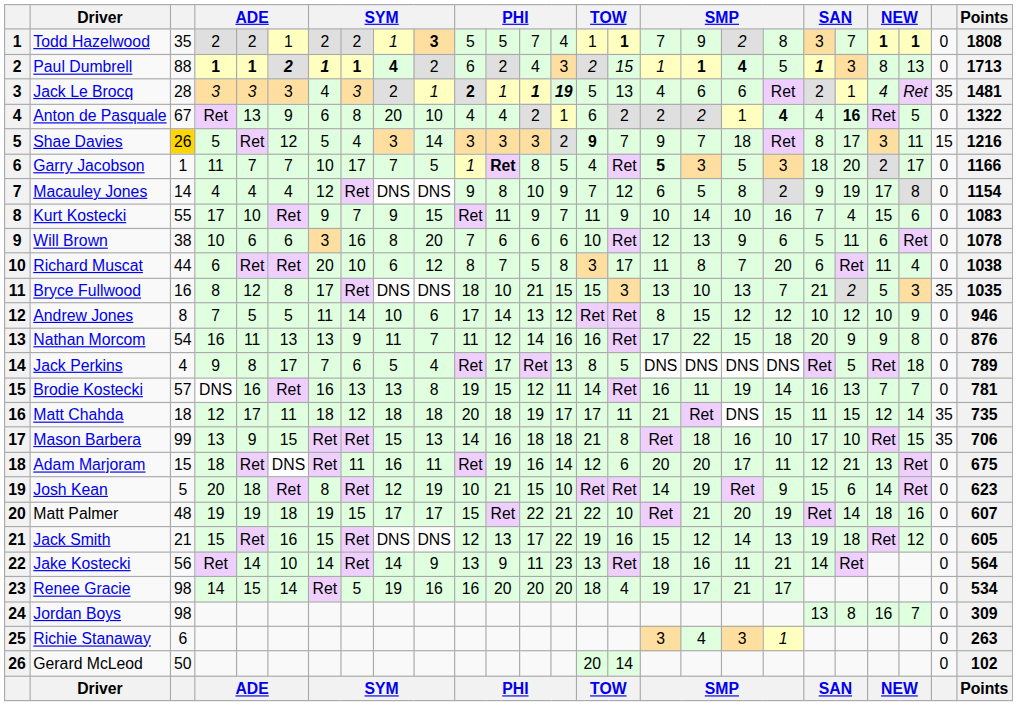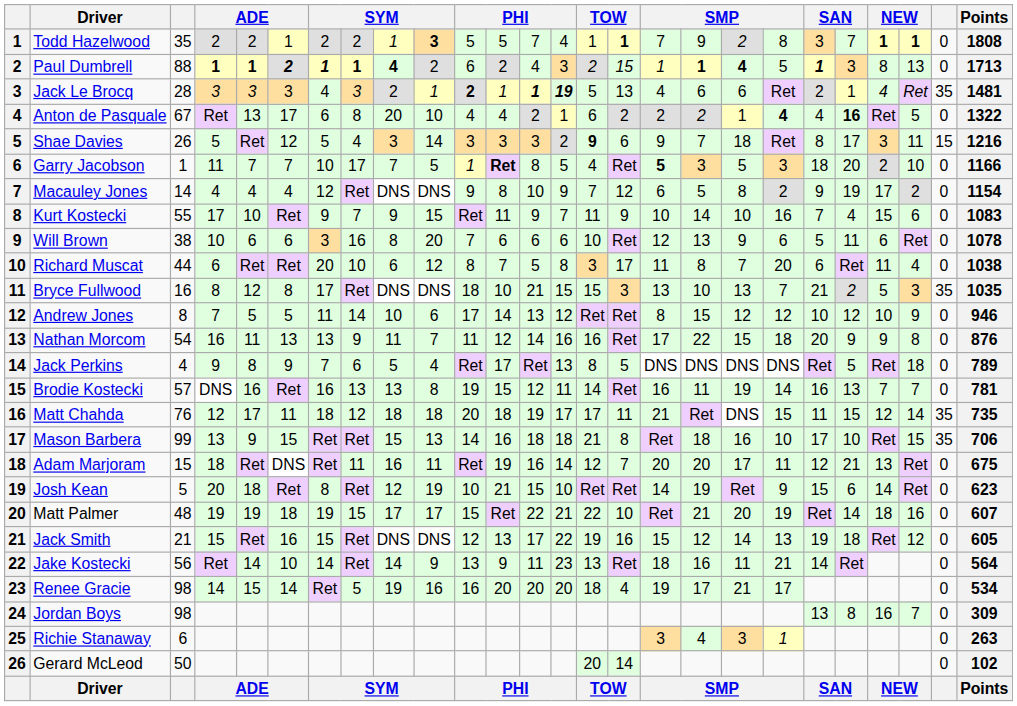(288, 116) 9 -> (288, 116) 17
(183, 141) gold background -> (183, 141) no background
(624, 141) 7 -> (624, 141) 6
(915, 166) 17 -> (915, 166) 10
(915, 191) 8 -> (915, 191) 2
(288, 365) 17 -> (288, 365) 9
(183, 414) 18 -> (183, 414) 76
(624, 464) 6 -> (624, 464) 7
